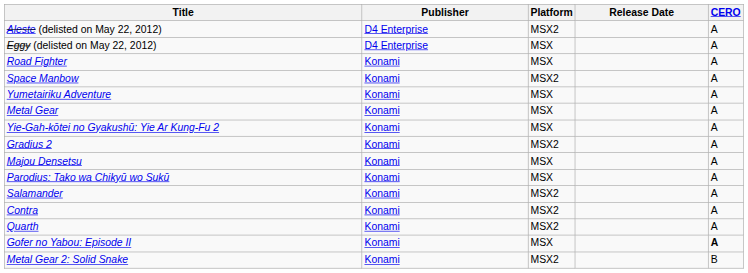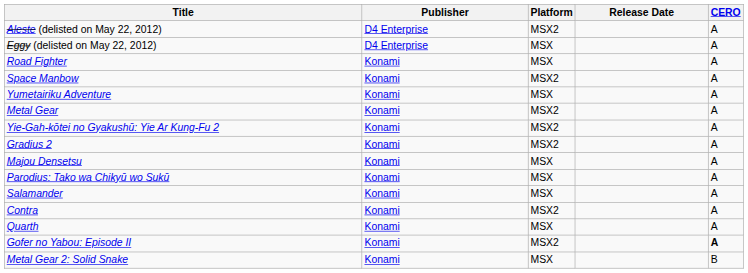(542, 111) MSX -> (545, 111) MSX2
(542, 128) MSX -> (545, 128) MSX2
(545, 194) MSX2 -> (542, 194) MSX
(545, 227) MSX2 -> (542, 227) MSX
(542, 243) MSX -> (545, 243) MSX2
(545, 260) MSX2 -> (542, 260) MSX
